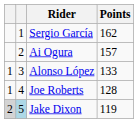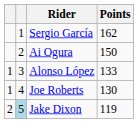(108, 52) 157 -> (108, 52) 150
(108, 90) 128 -> (108, 90) 130
(10, 109) lightgrey background -> (10, 109) no background
